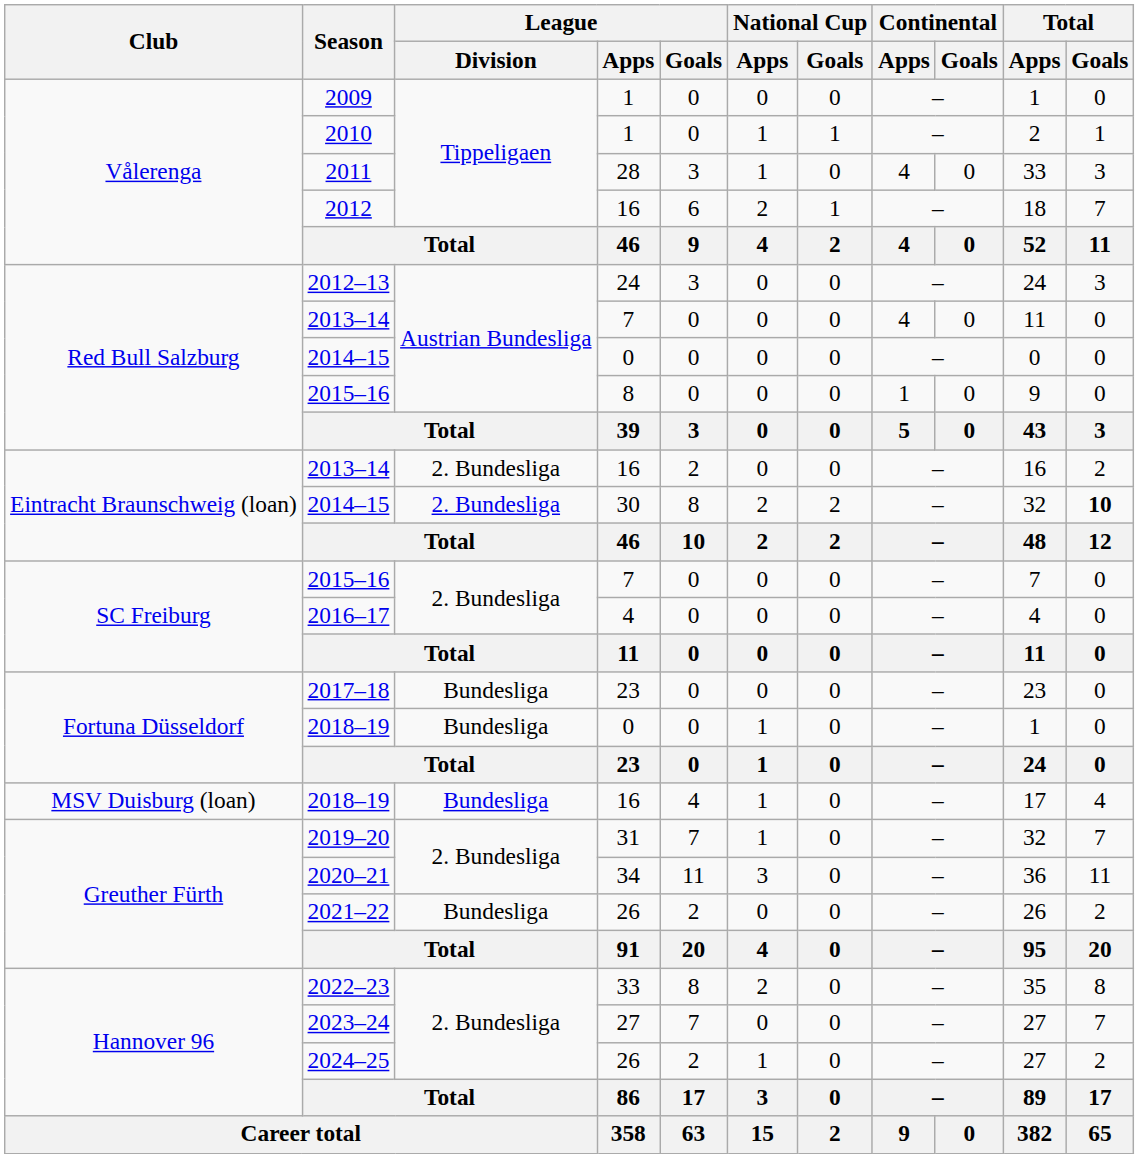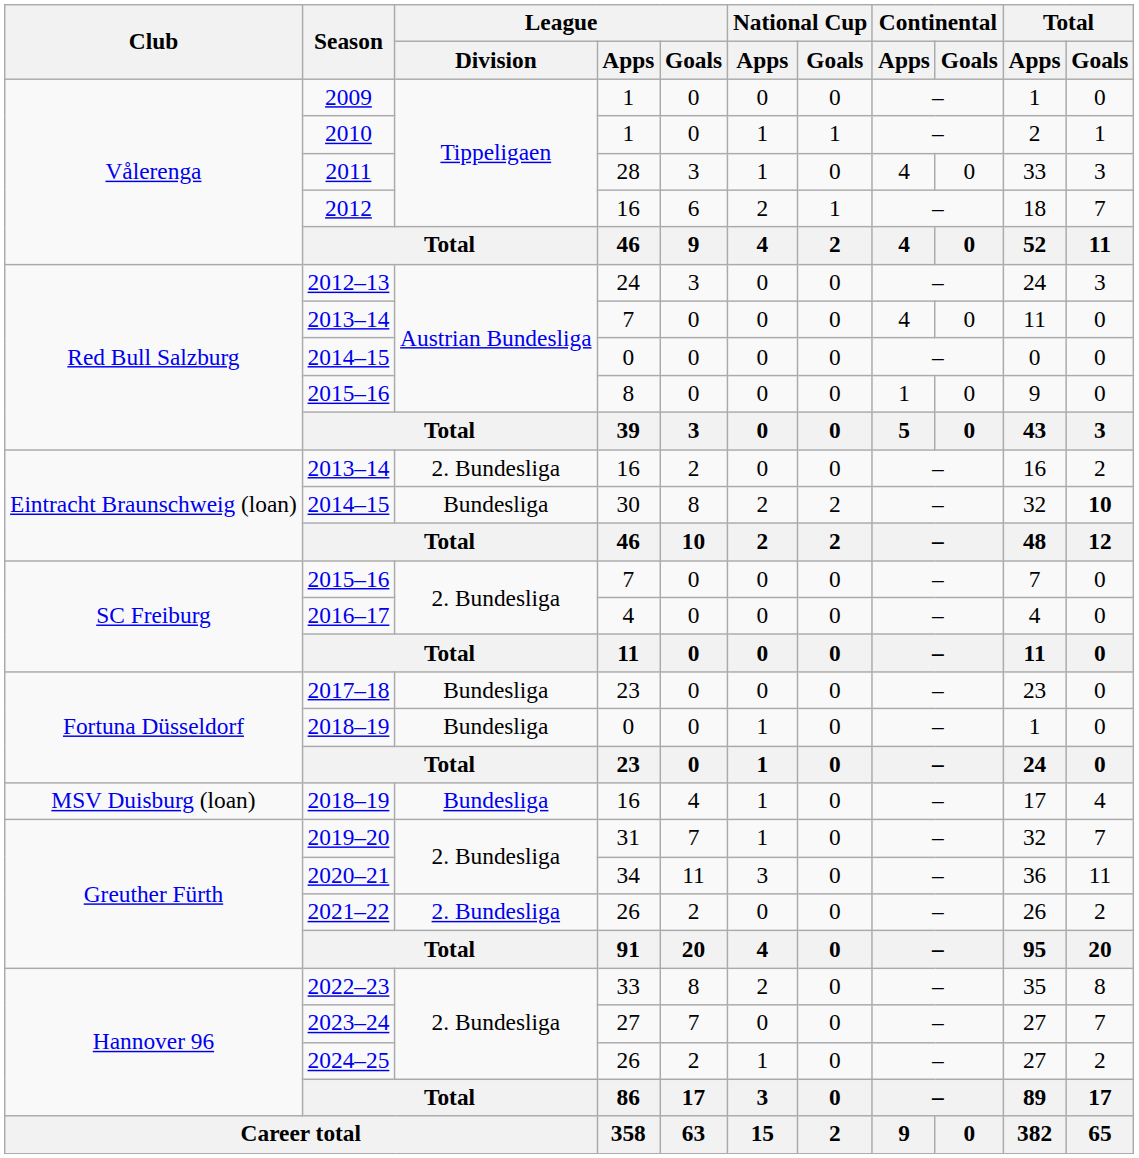(496, 504) 2. Bundesliga -> (496, 504) Bundesliga
(496, 912) Bundesliga -> (496, 912) 2. Bundesliga
